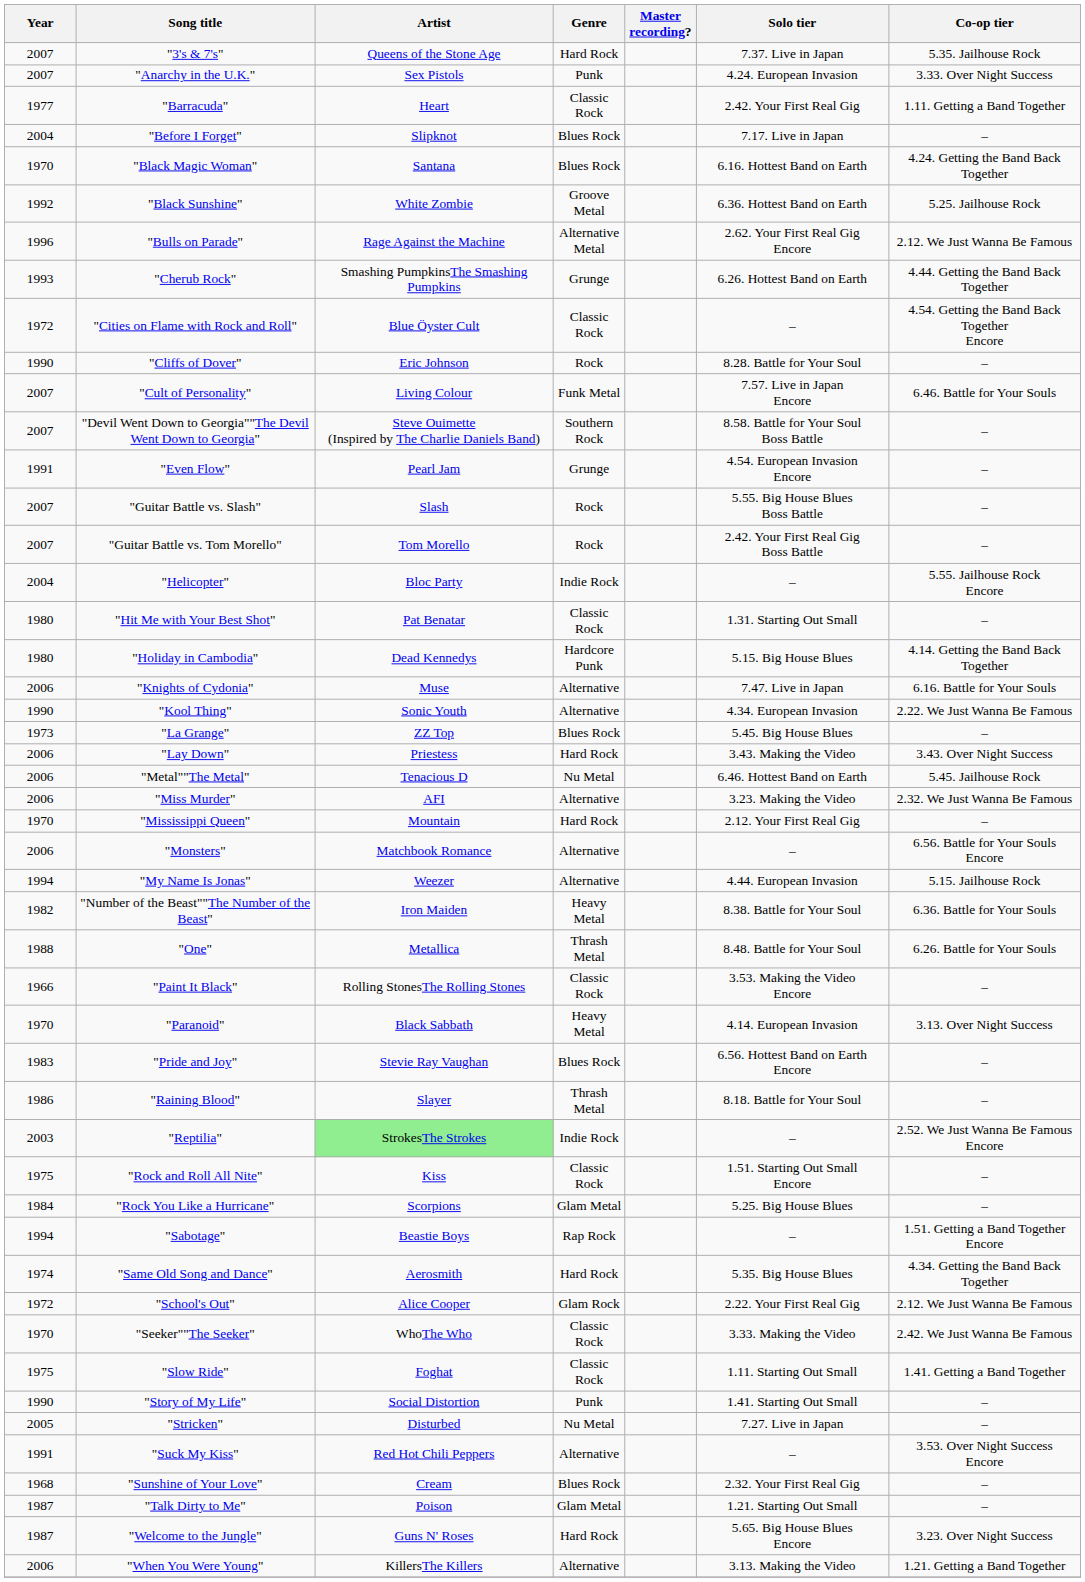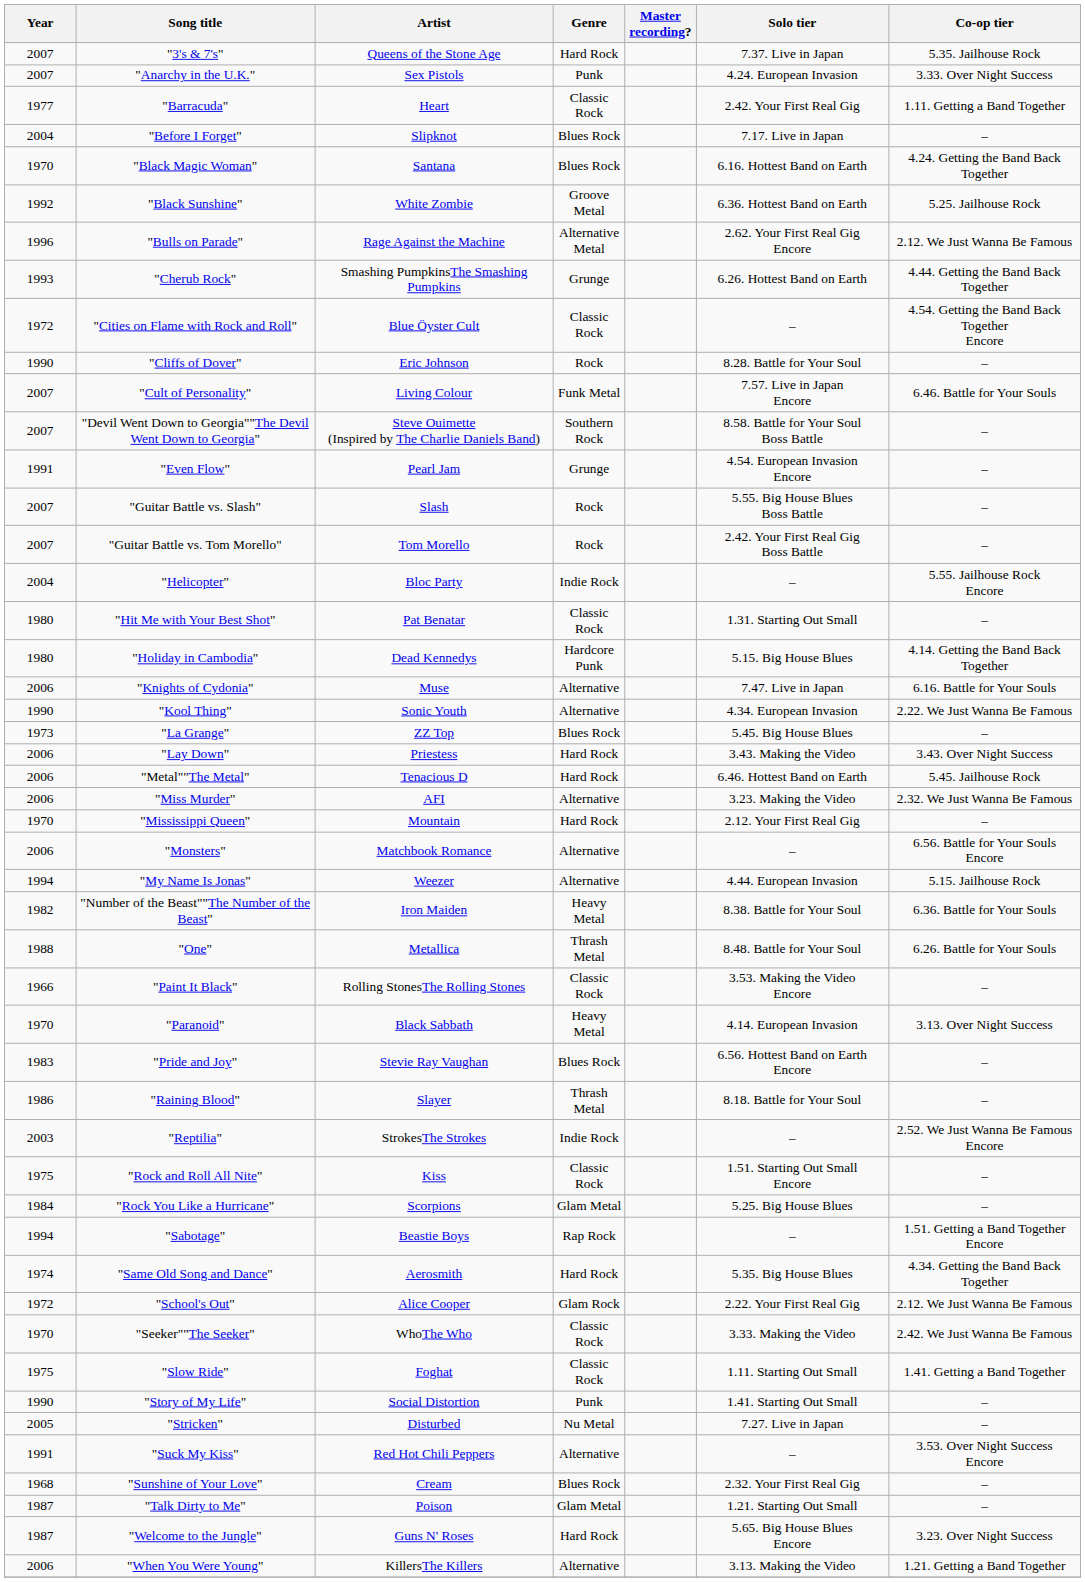(589, 776) Nu Metal -> (589, 776) Hard Rock
(434, 1138) lightgreen background -> (434, 1138) no background
